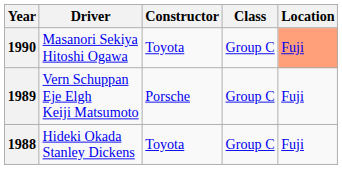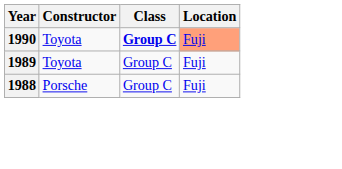- column: (91, 16)
(250, 48) normal -> (150, 39) bold
(168, 96) Porsche -> (62, 62) Toyota
(165, 144) Toyota -> (65, 86) Porsche
